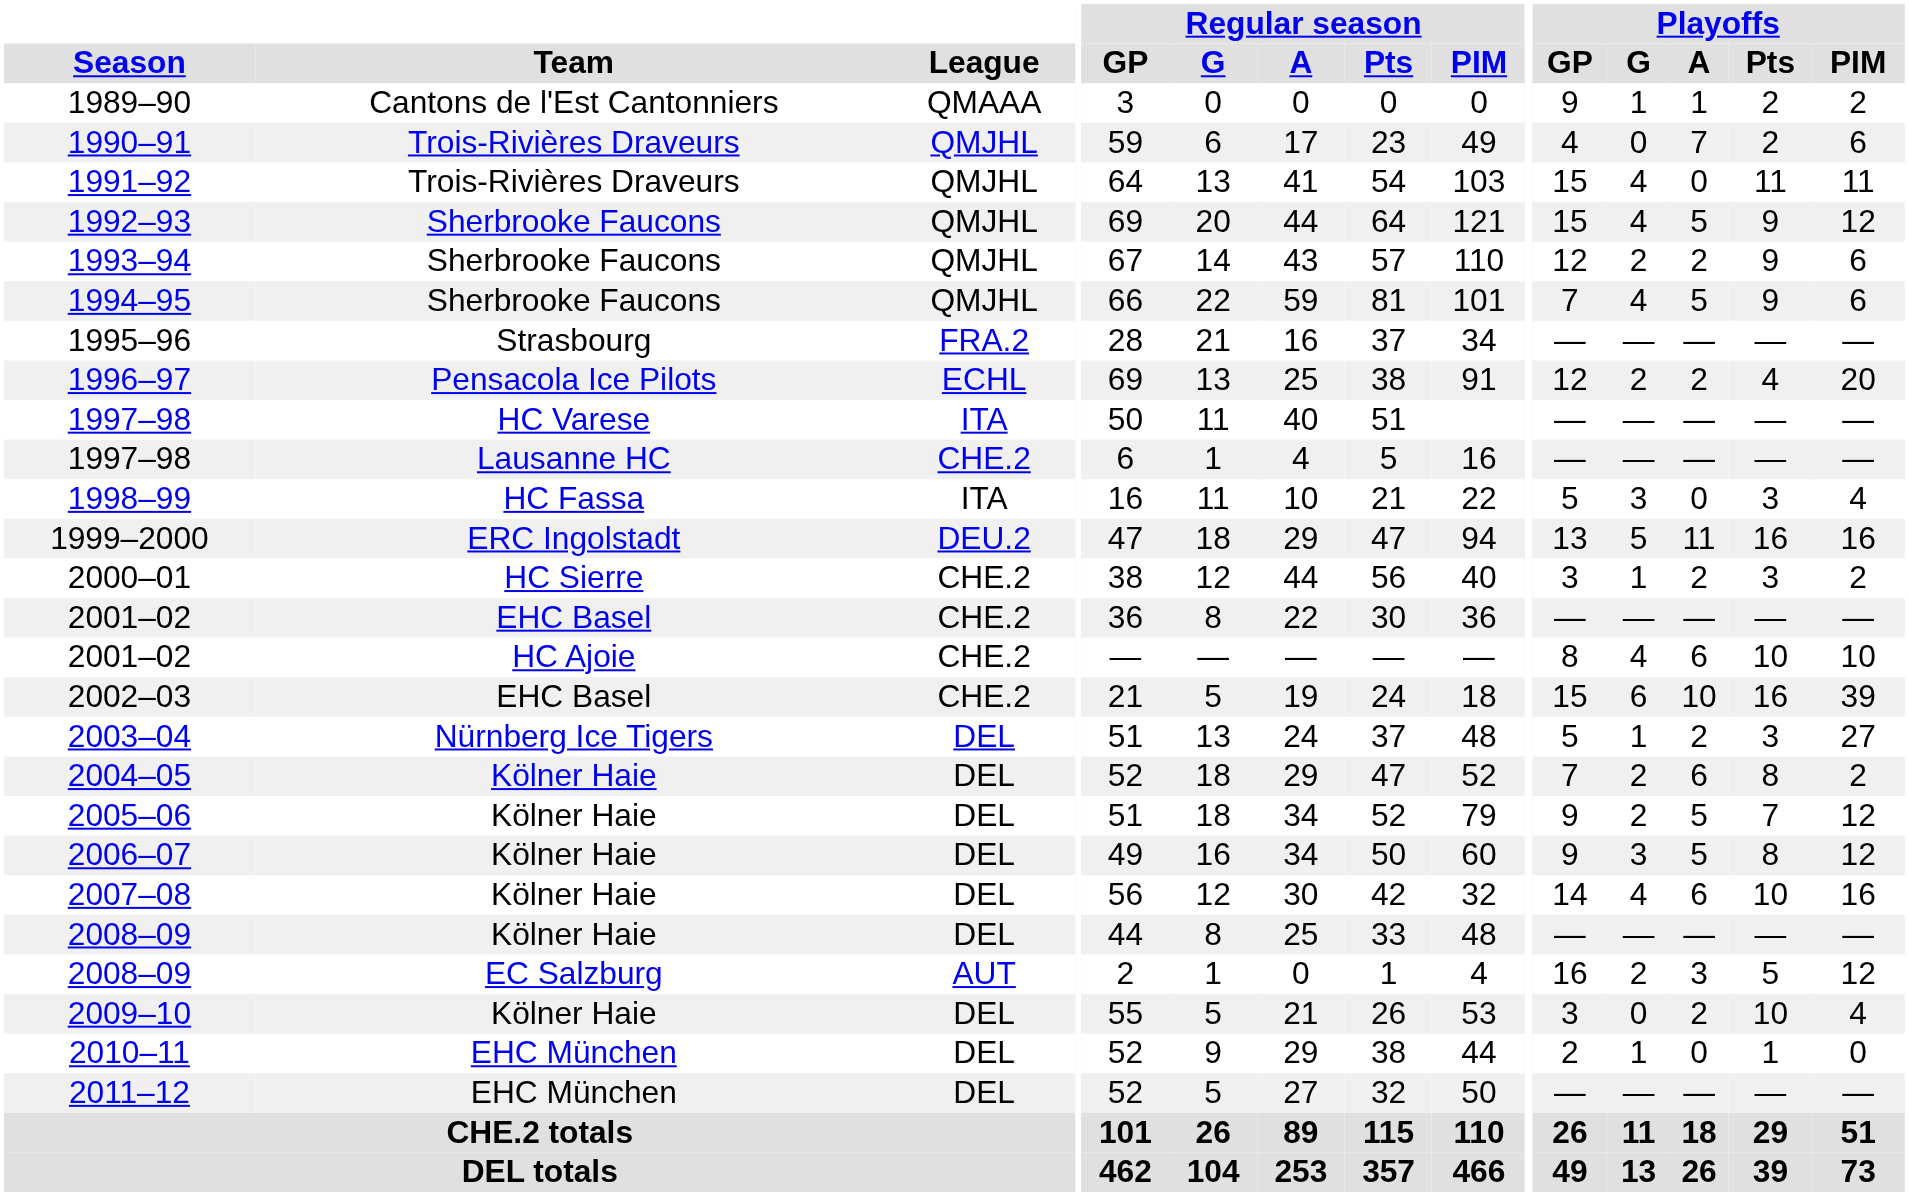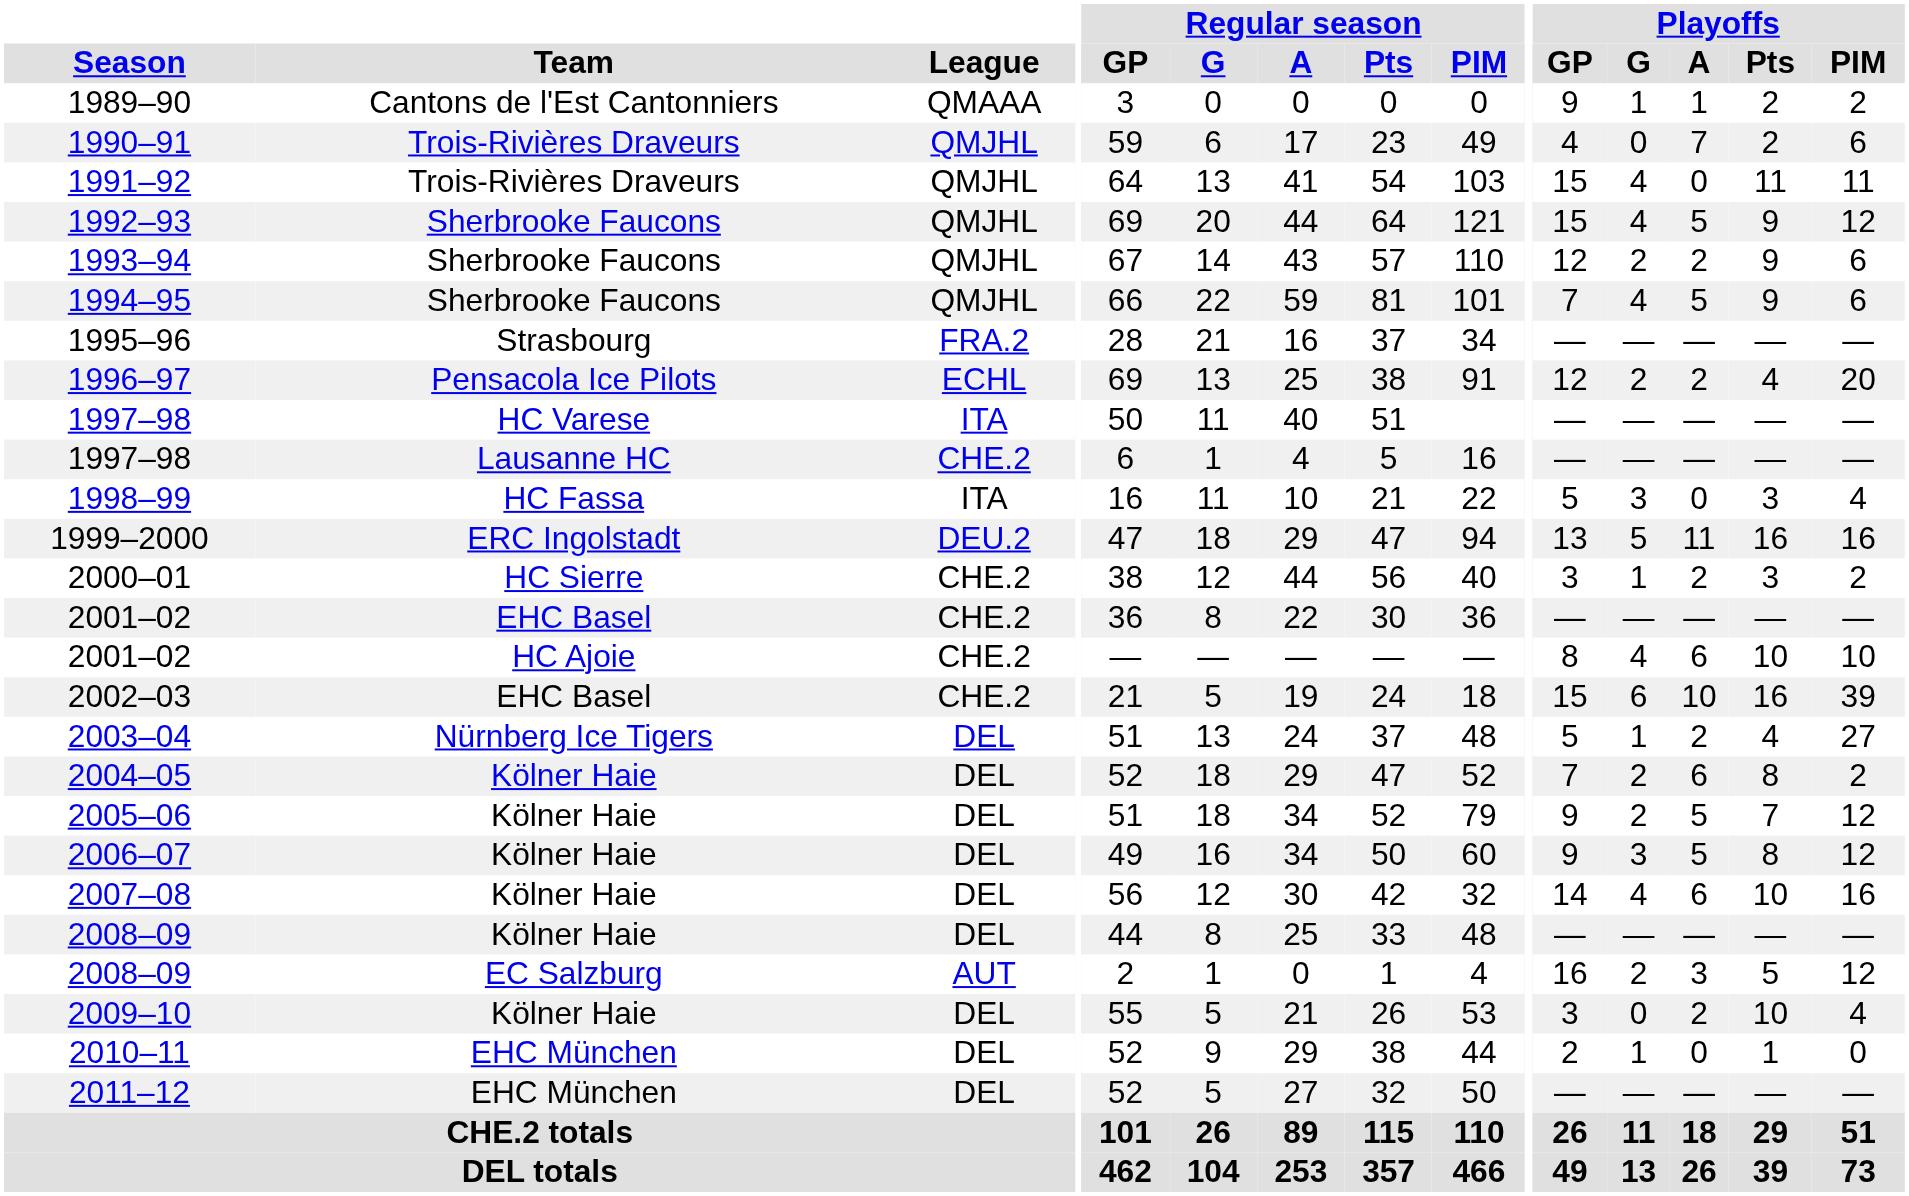(1770, 736) 3 -> (1770, 736) 4
